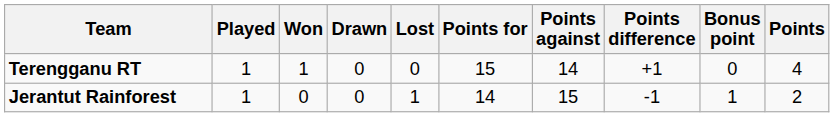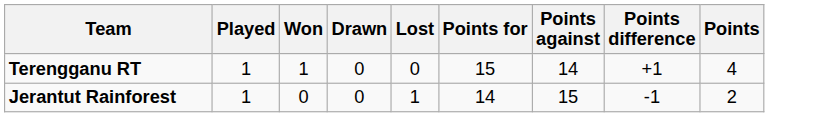- column: (732, 29)
